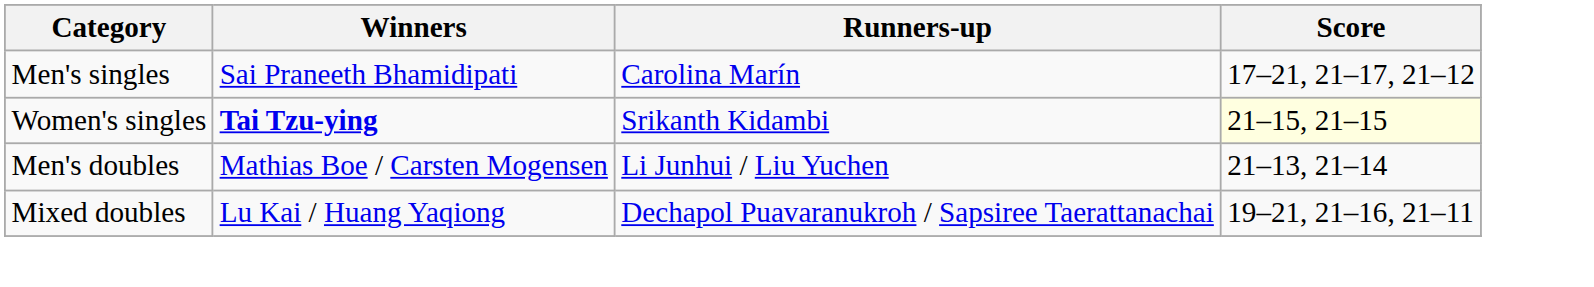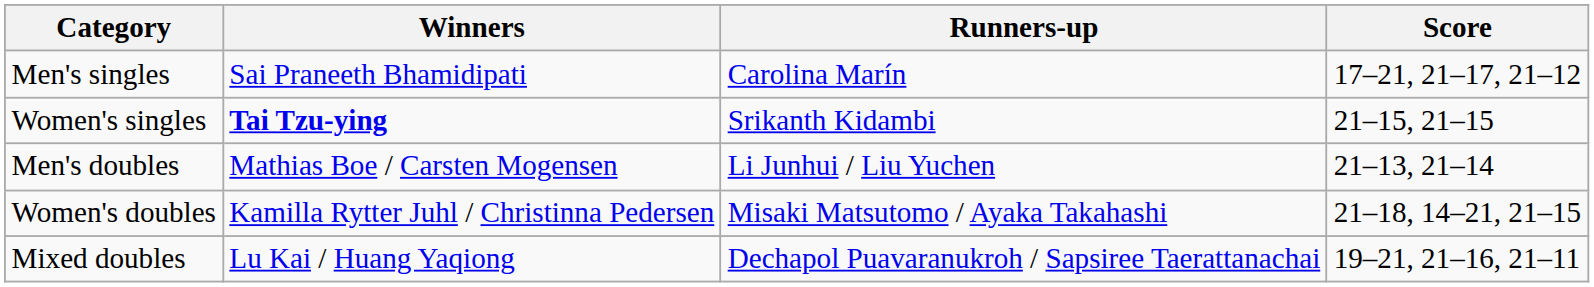(1307, 119) lightyellow background -> (1414, 119) no background
+ row: (114, 212)
